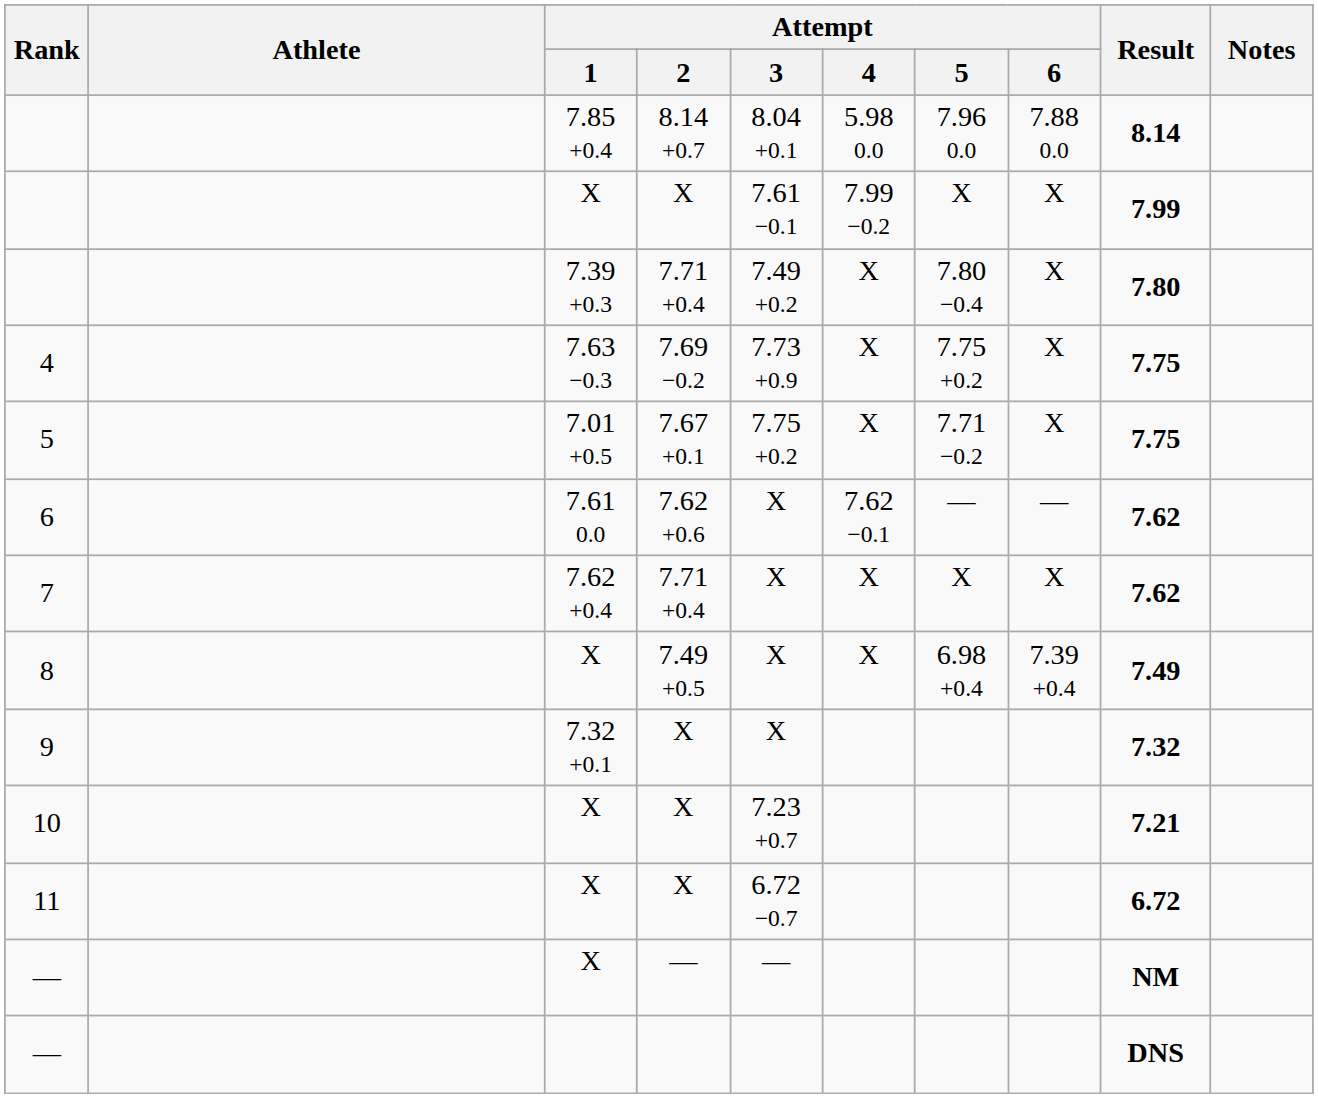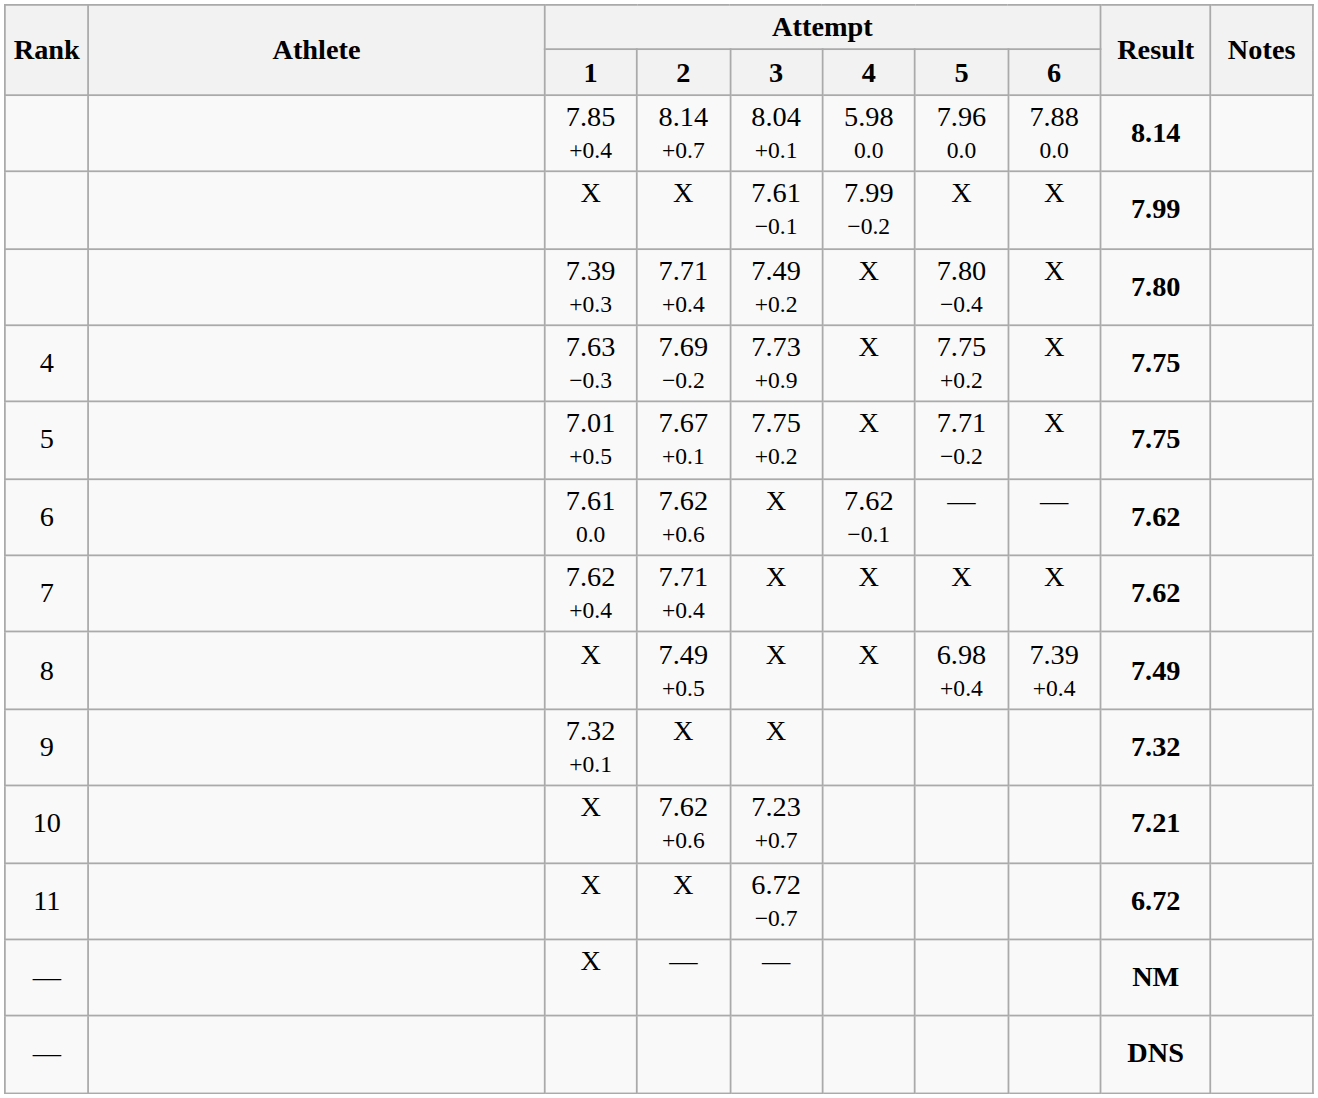(683, 823) X -> (683, 823) 7.62 +0.6
